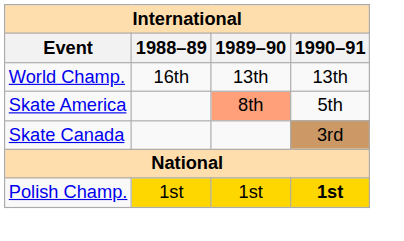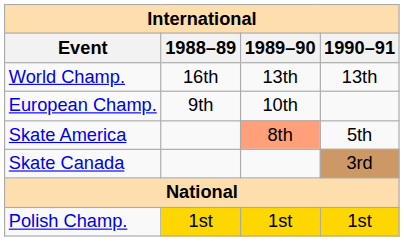+ row: (83, 105)
(330, 192) bold -> (360, 221) normal
